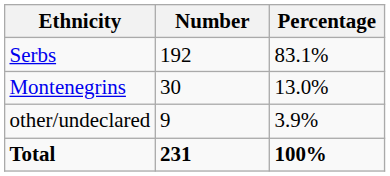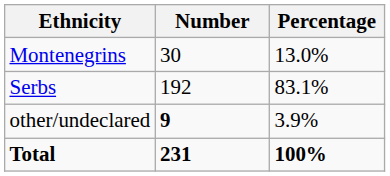rows swapped: (33, 54) <-> (68, 87)
(165, 120) normal -> (165, 120) bold
